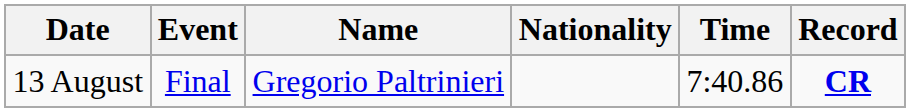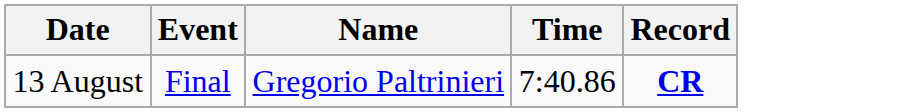- column: (595, 29)
